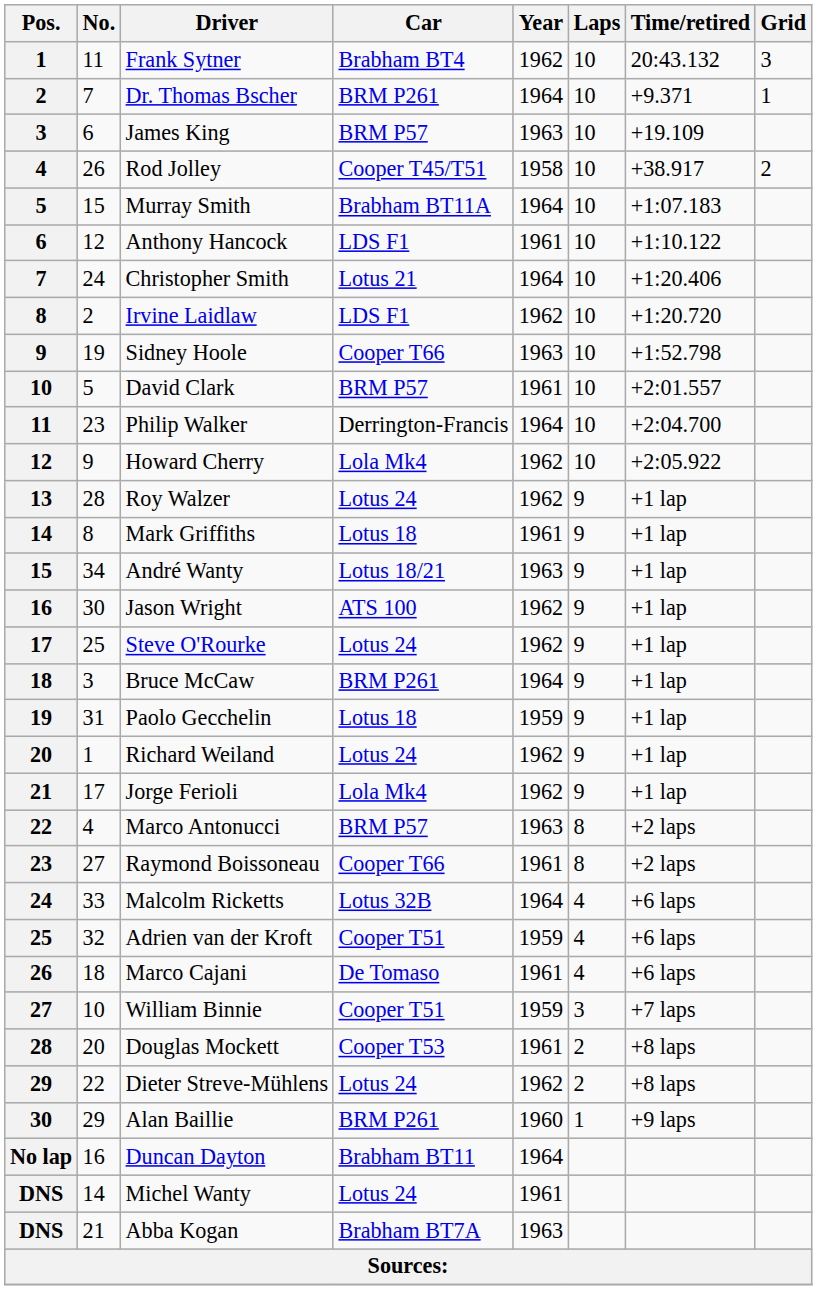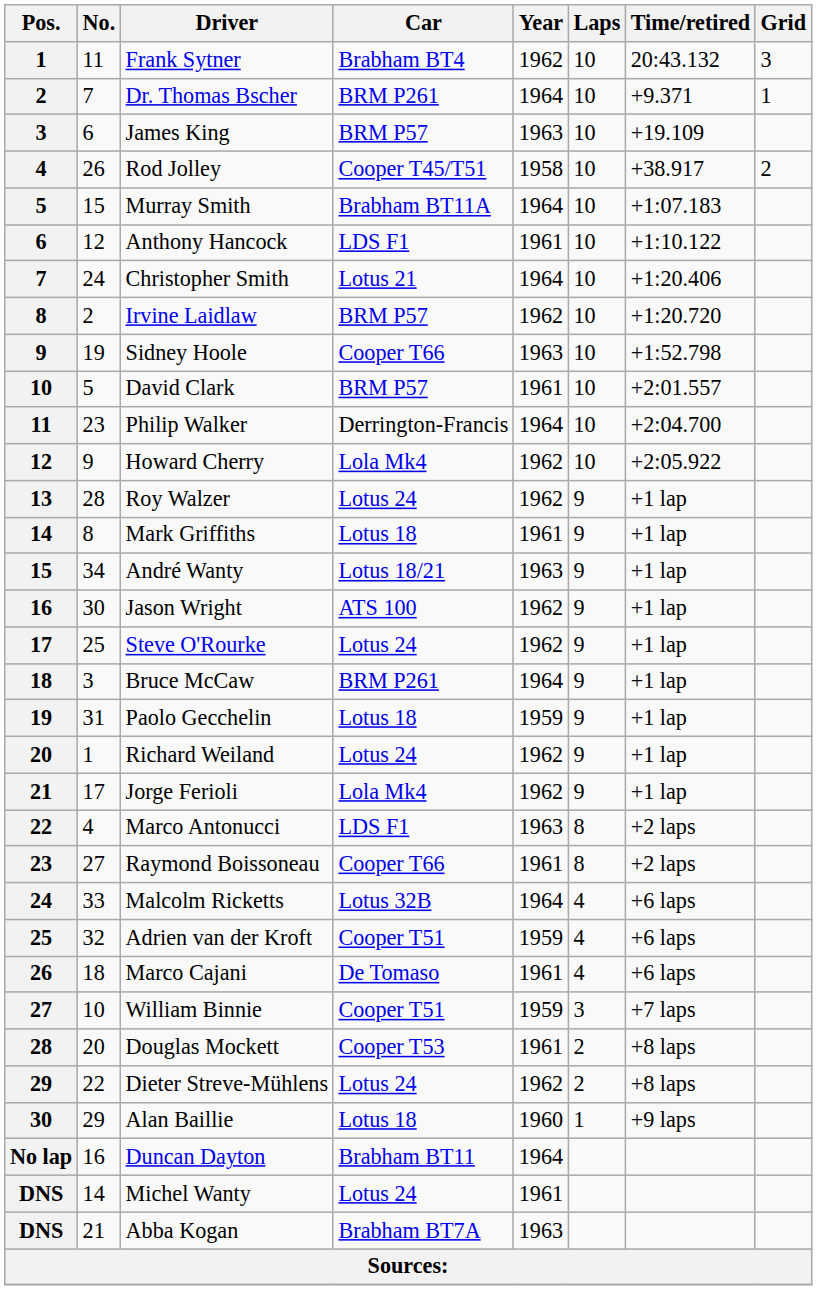(374, 315) LDS F1 -> (383, 315) BRM P57
(383, 827) BRM P57 -> (374, 827) LDS F1
(389, 1120) BRM P261 -> (378, 1120) Lotus 18
